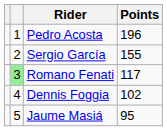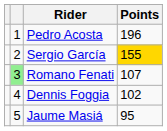(131, 54) no background -> (131, 54) gold background
(130, 75) 117 -> (131, 75) 107
